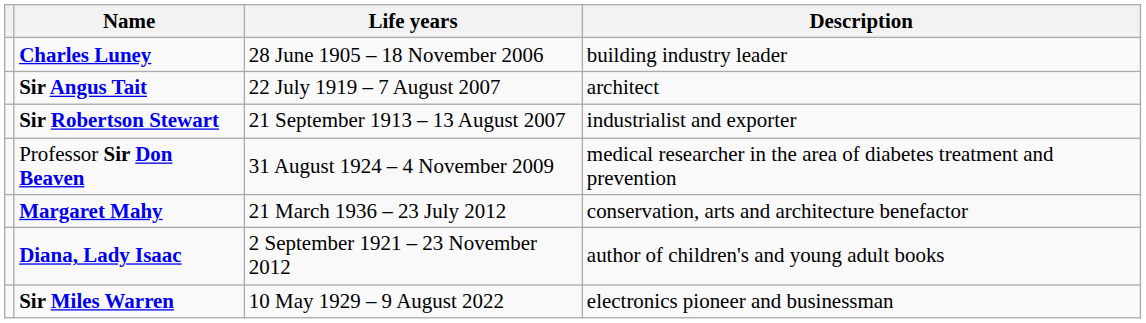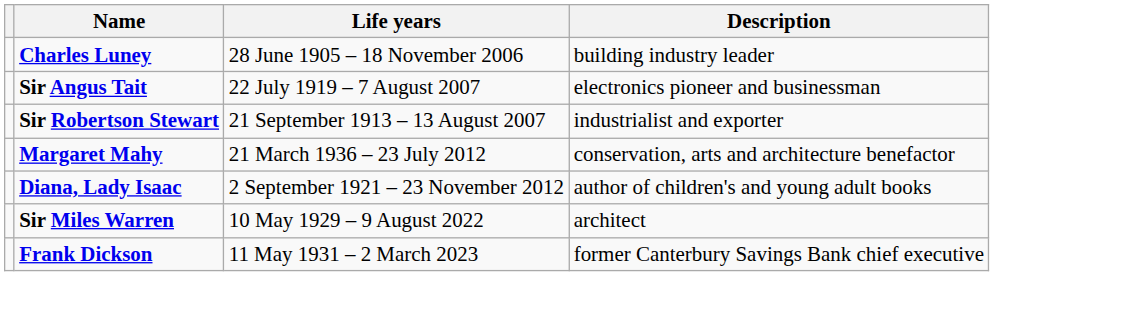(623, 87) architect -> (727, 87) electronics pioneer and businessman
- row: (96, 165)
(740, 300) electronics pioneer and businessman -> (610, 220) architect
+ row: (86, 253)
